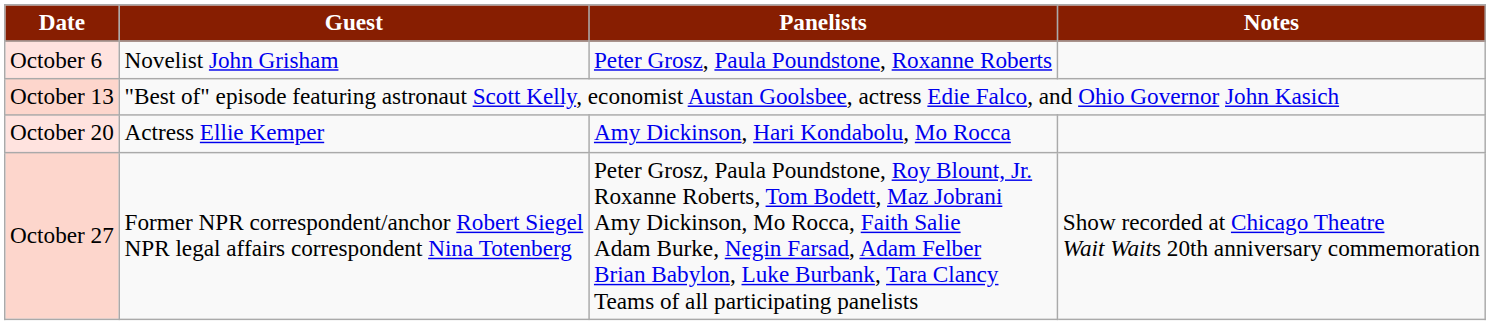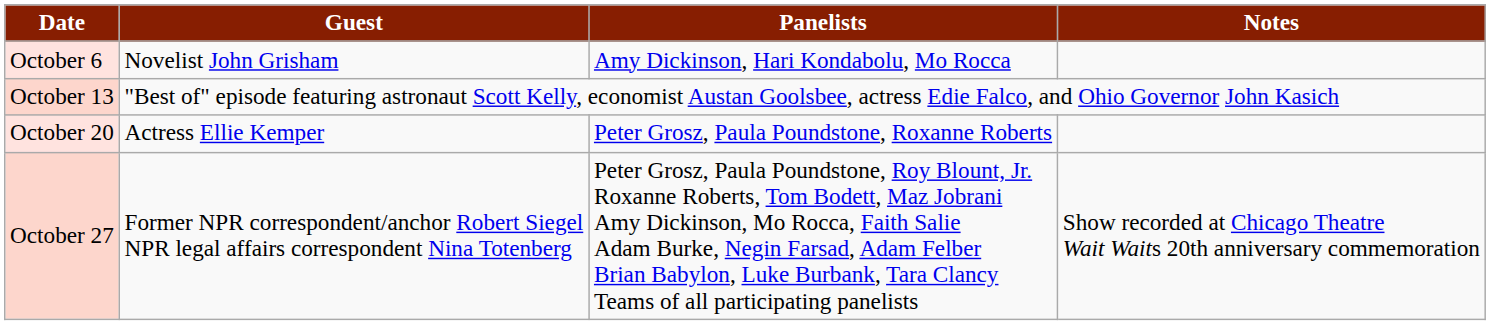(823, 59) Peter Grosz, Paula Poundstone, Roxanne Roberts -> (802, 59) Amy Dickinson, Hari Kondabolu, Mo Rocca
(802, 133) Amy Dickinson, Hari Kondabolu, Mo Rocca -> (823, 133) Peter Grosz, Paula Poundstone, Roxanne Roberts
